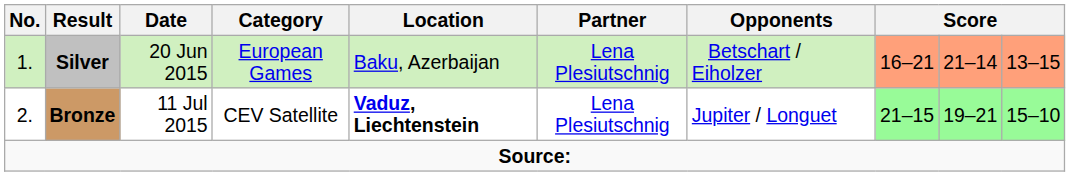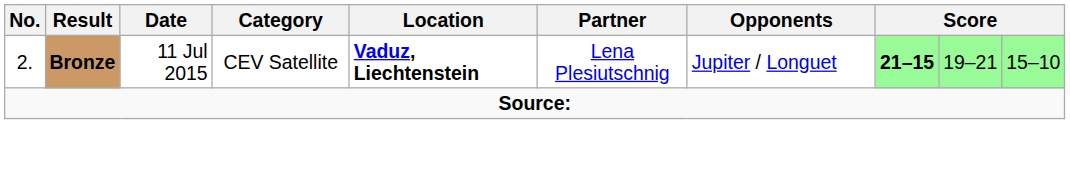- row: (82, 62)
(907, 114) normal -> (907, 62) bold
